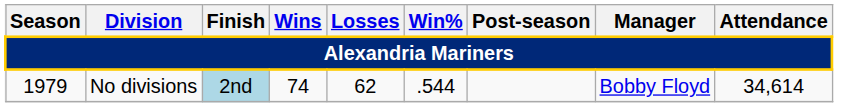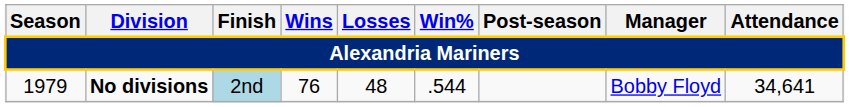(144, 86) normal -> (149, 86) bold
(298, 86) 74 -> (309, 86) 76
(365, 86) 62 -> (376, 86) 48
(774, 86) 34,614 -> (785, 86) 34,641
